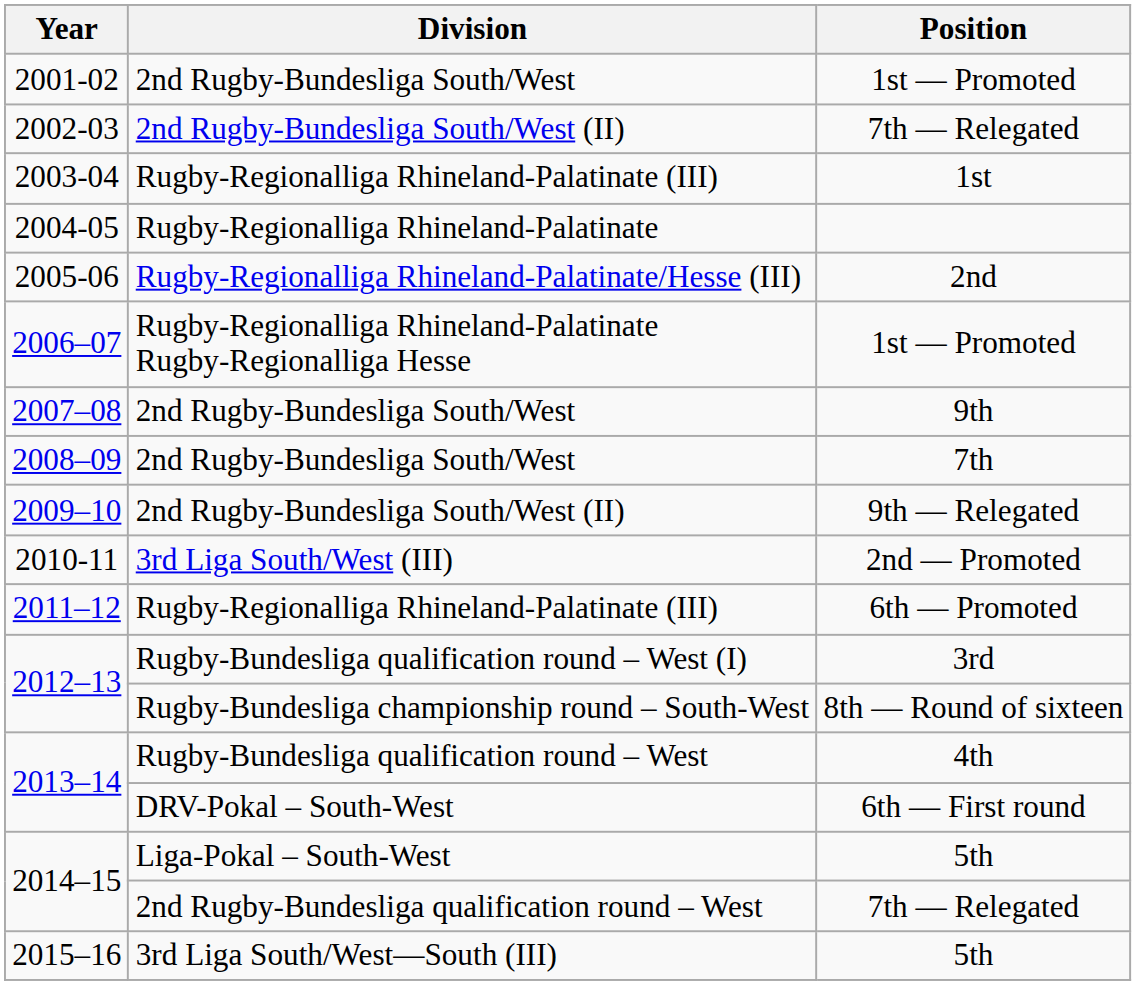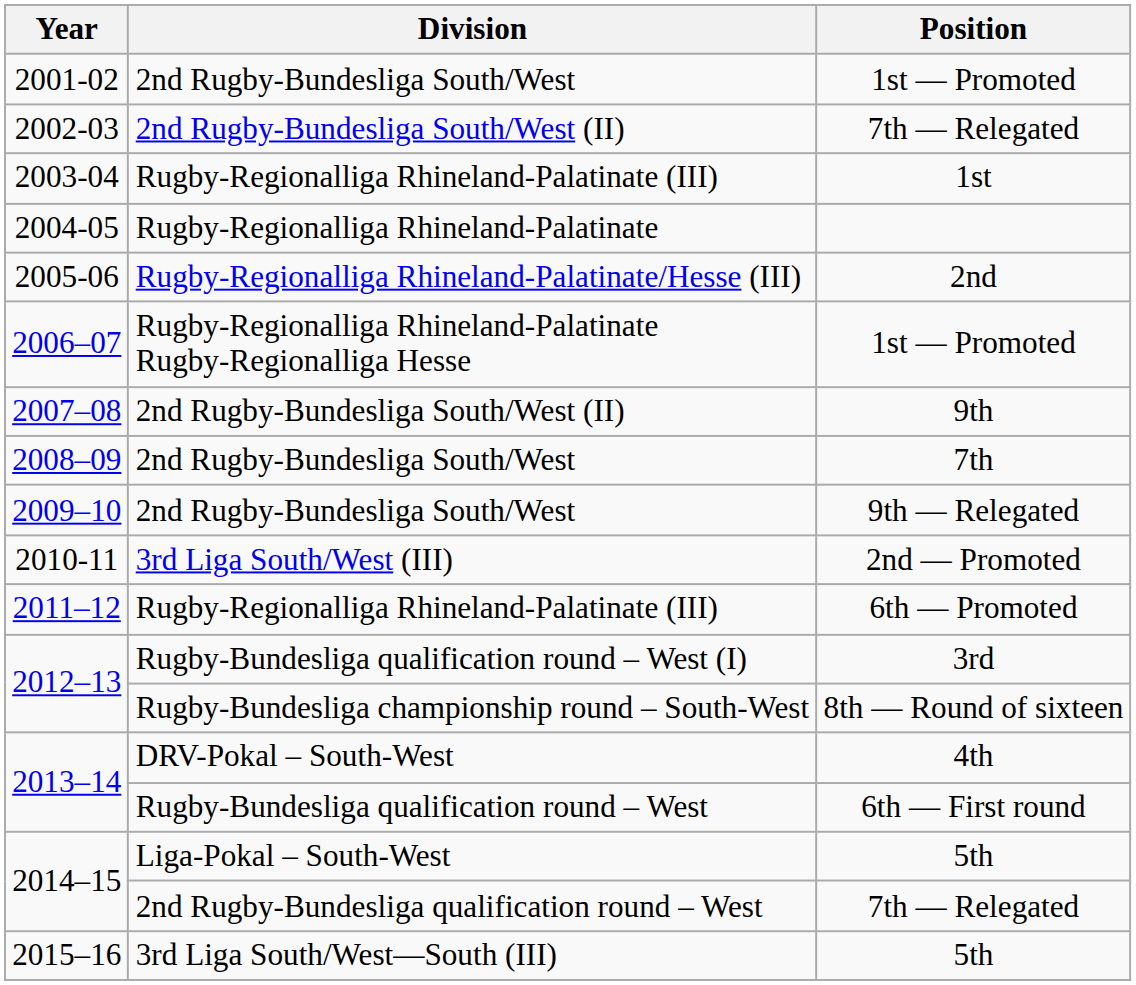(355, 410) 2nd Rugby-Bundesliga South/West -> (380, 410) 2nd Rugby-Bundesliga South/West (II)
(380, 509) 2nd Rugby-Bundesliga South/West (II) -> (355, 509) 2nd Rugby-Bundesliga South/West
(422, 757) Rugby-Bundesliga qualification round – West -> (295, 757) DRV-Pokal – South-West
(295, 806) DRV-Pokal – South-West -> (422, 806) Rugby-Bundesliga qualification round – West
